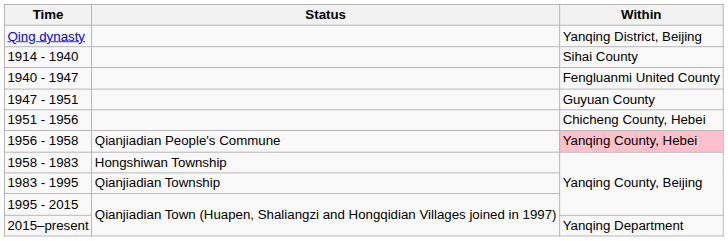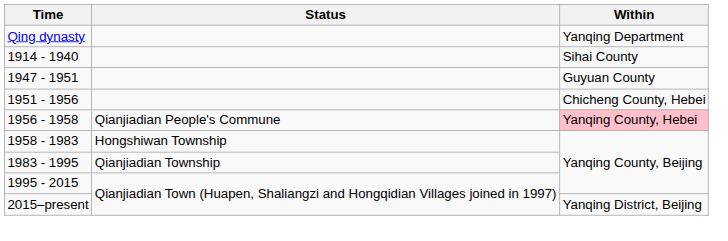(632, 36) Yanqing District, Beijing -> (623, 36) Yanqing Department
- row: (43, 78)
(623, 225) Yanqing Department -> (632, 204) Yanqing District, Beijing
